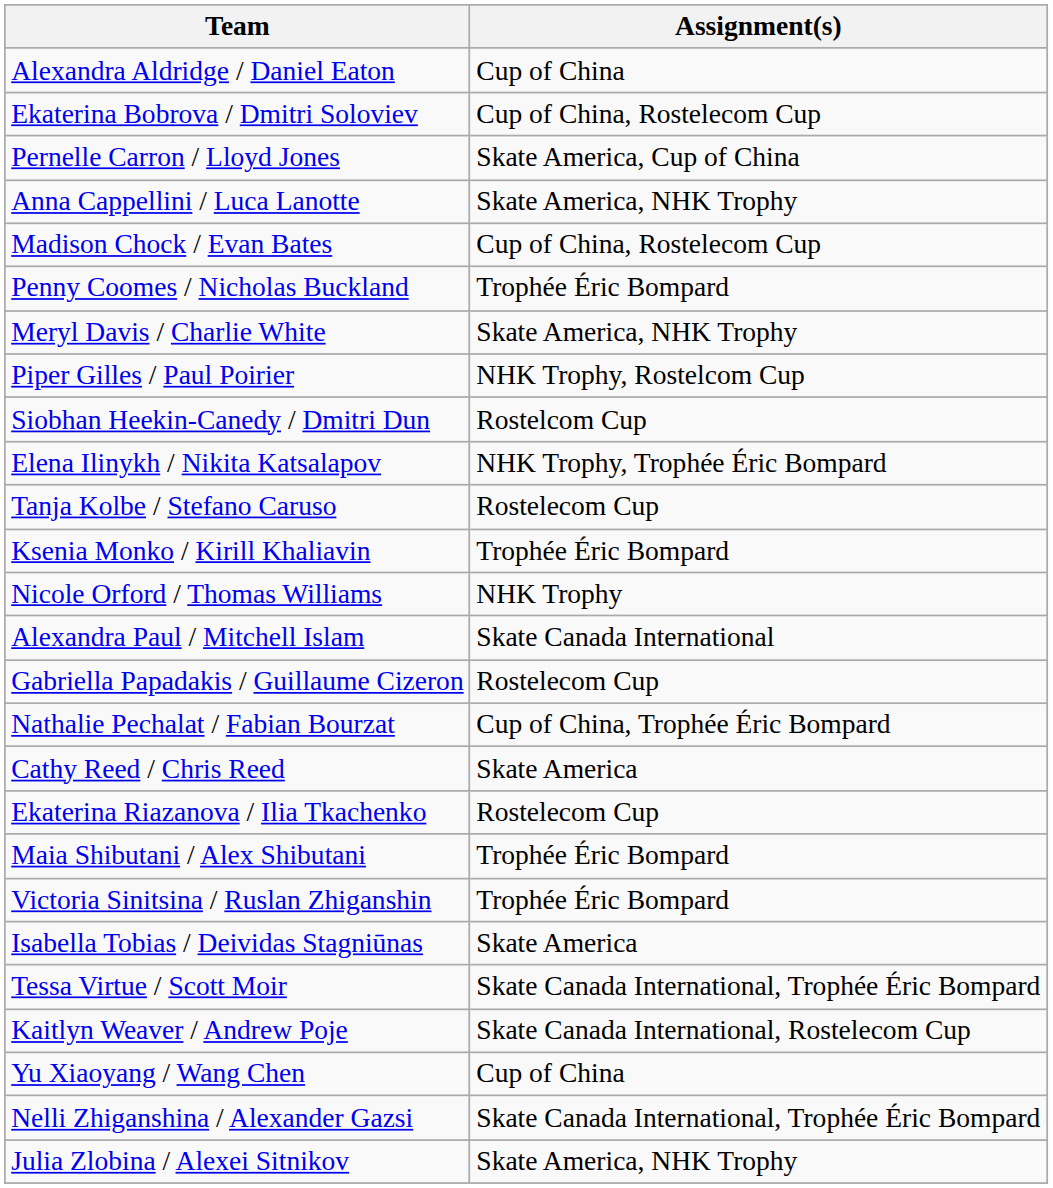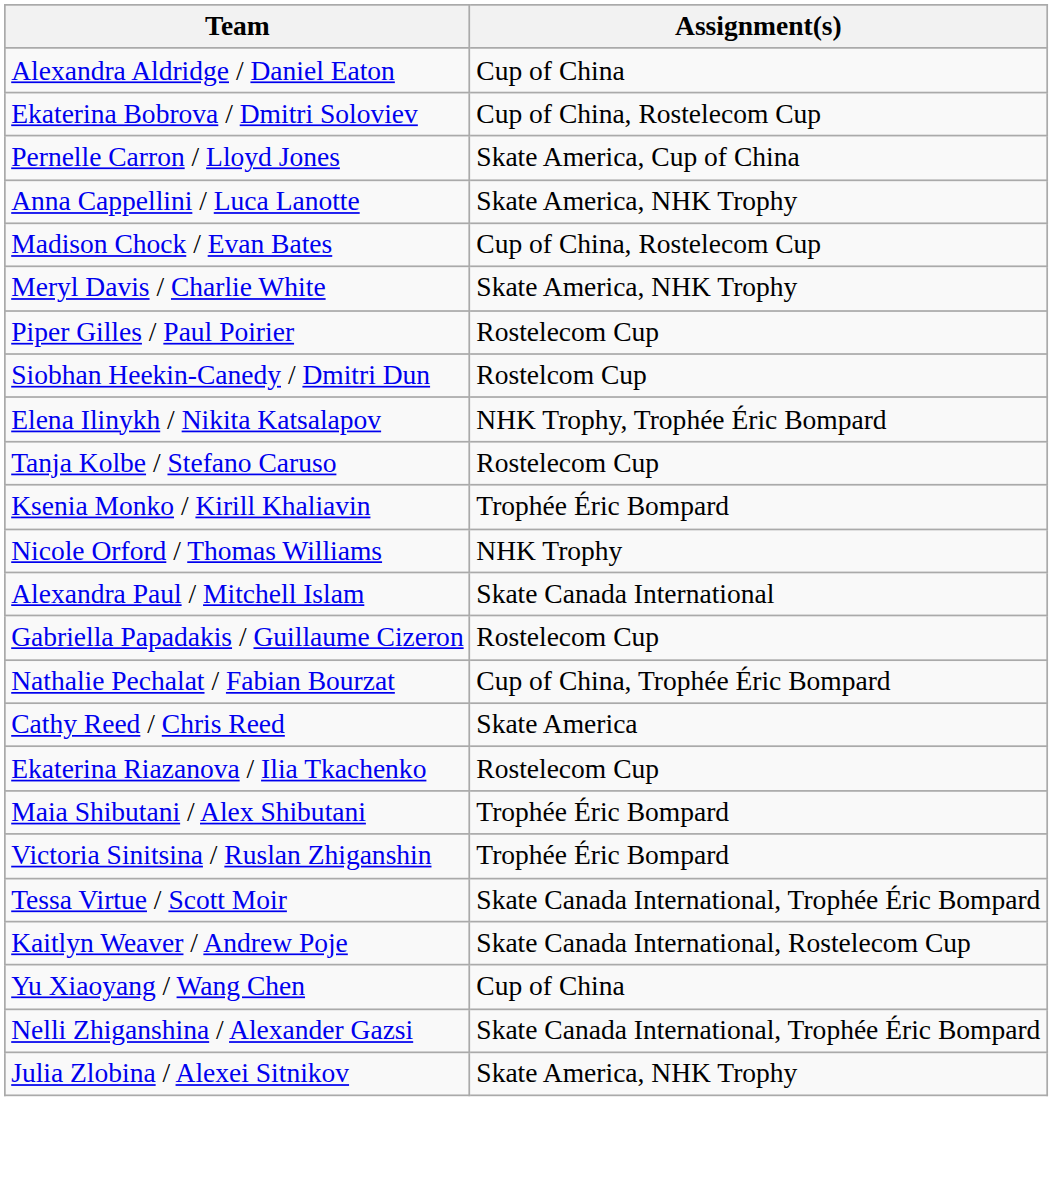- row: (210, 288)
(641, 375) NHK Trophy, Rostelcom Cup -> (568, 331) Rostelecom Cup
- row: (217, 942)
